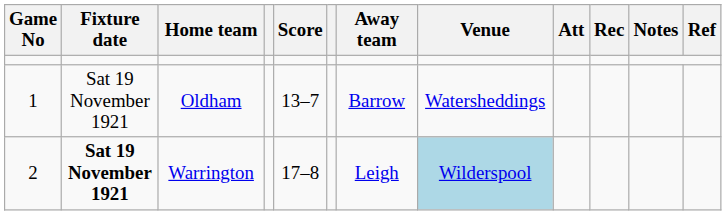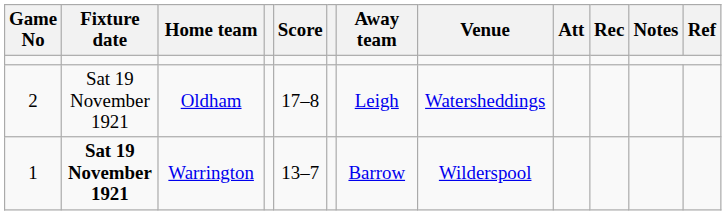(33, 100) 1 -> (33, 100) 2
(300, 100) 13–7 -> (300, 100) 17–8
(377, 100) Barrow -> (377, 100) Leigh
(33, 173) 2 -> (33, 173) 1
(300, 173) 17–8 -> (300, 173) 13–7
(377, 173) Leigh -> (377, 173) Barrow
(485, 173) lightblue background -> (485, 173) no background
